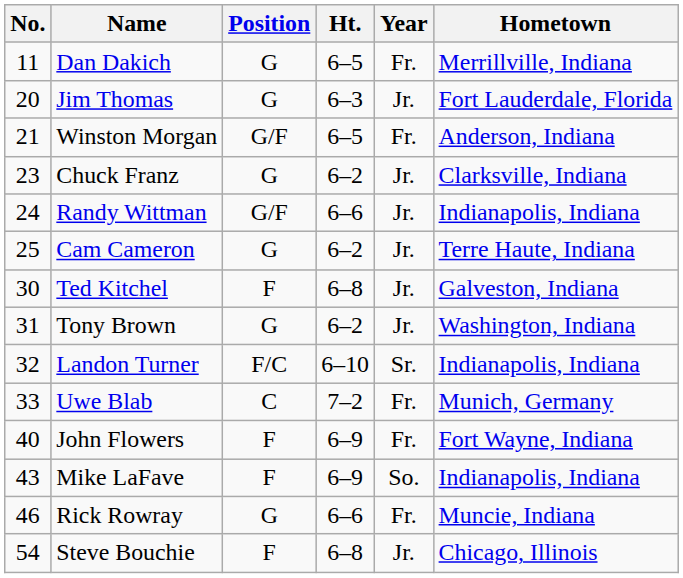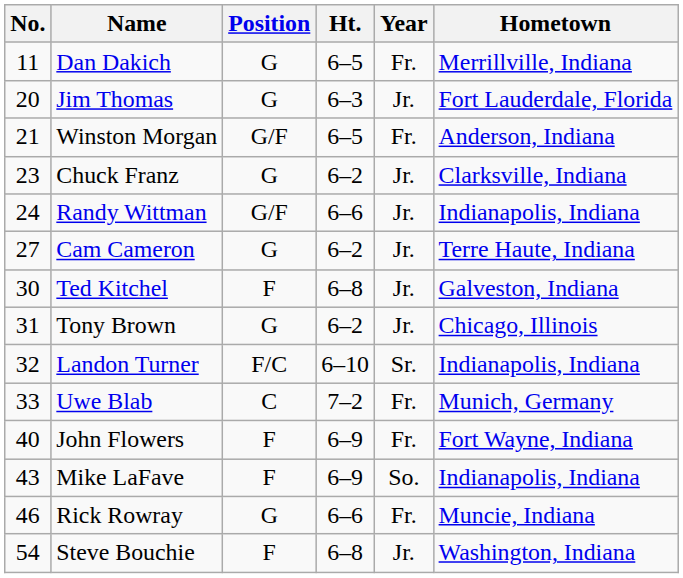(28, 250) 25 -> (28, 250) 27
(537, 325) Washington, Indiana -> (518, 325) Chicago, Illinois
(518, 552) Chicago, Illinois -> (537, 552) Washington, Indiana
